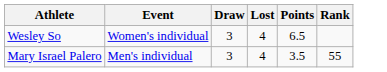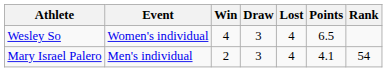+ column: (226, 15)
(297, 57) 3.5 -> (326, 57) 4.1
(335, 57) 55 -> (364, 57) 54
